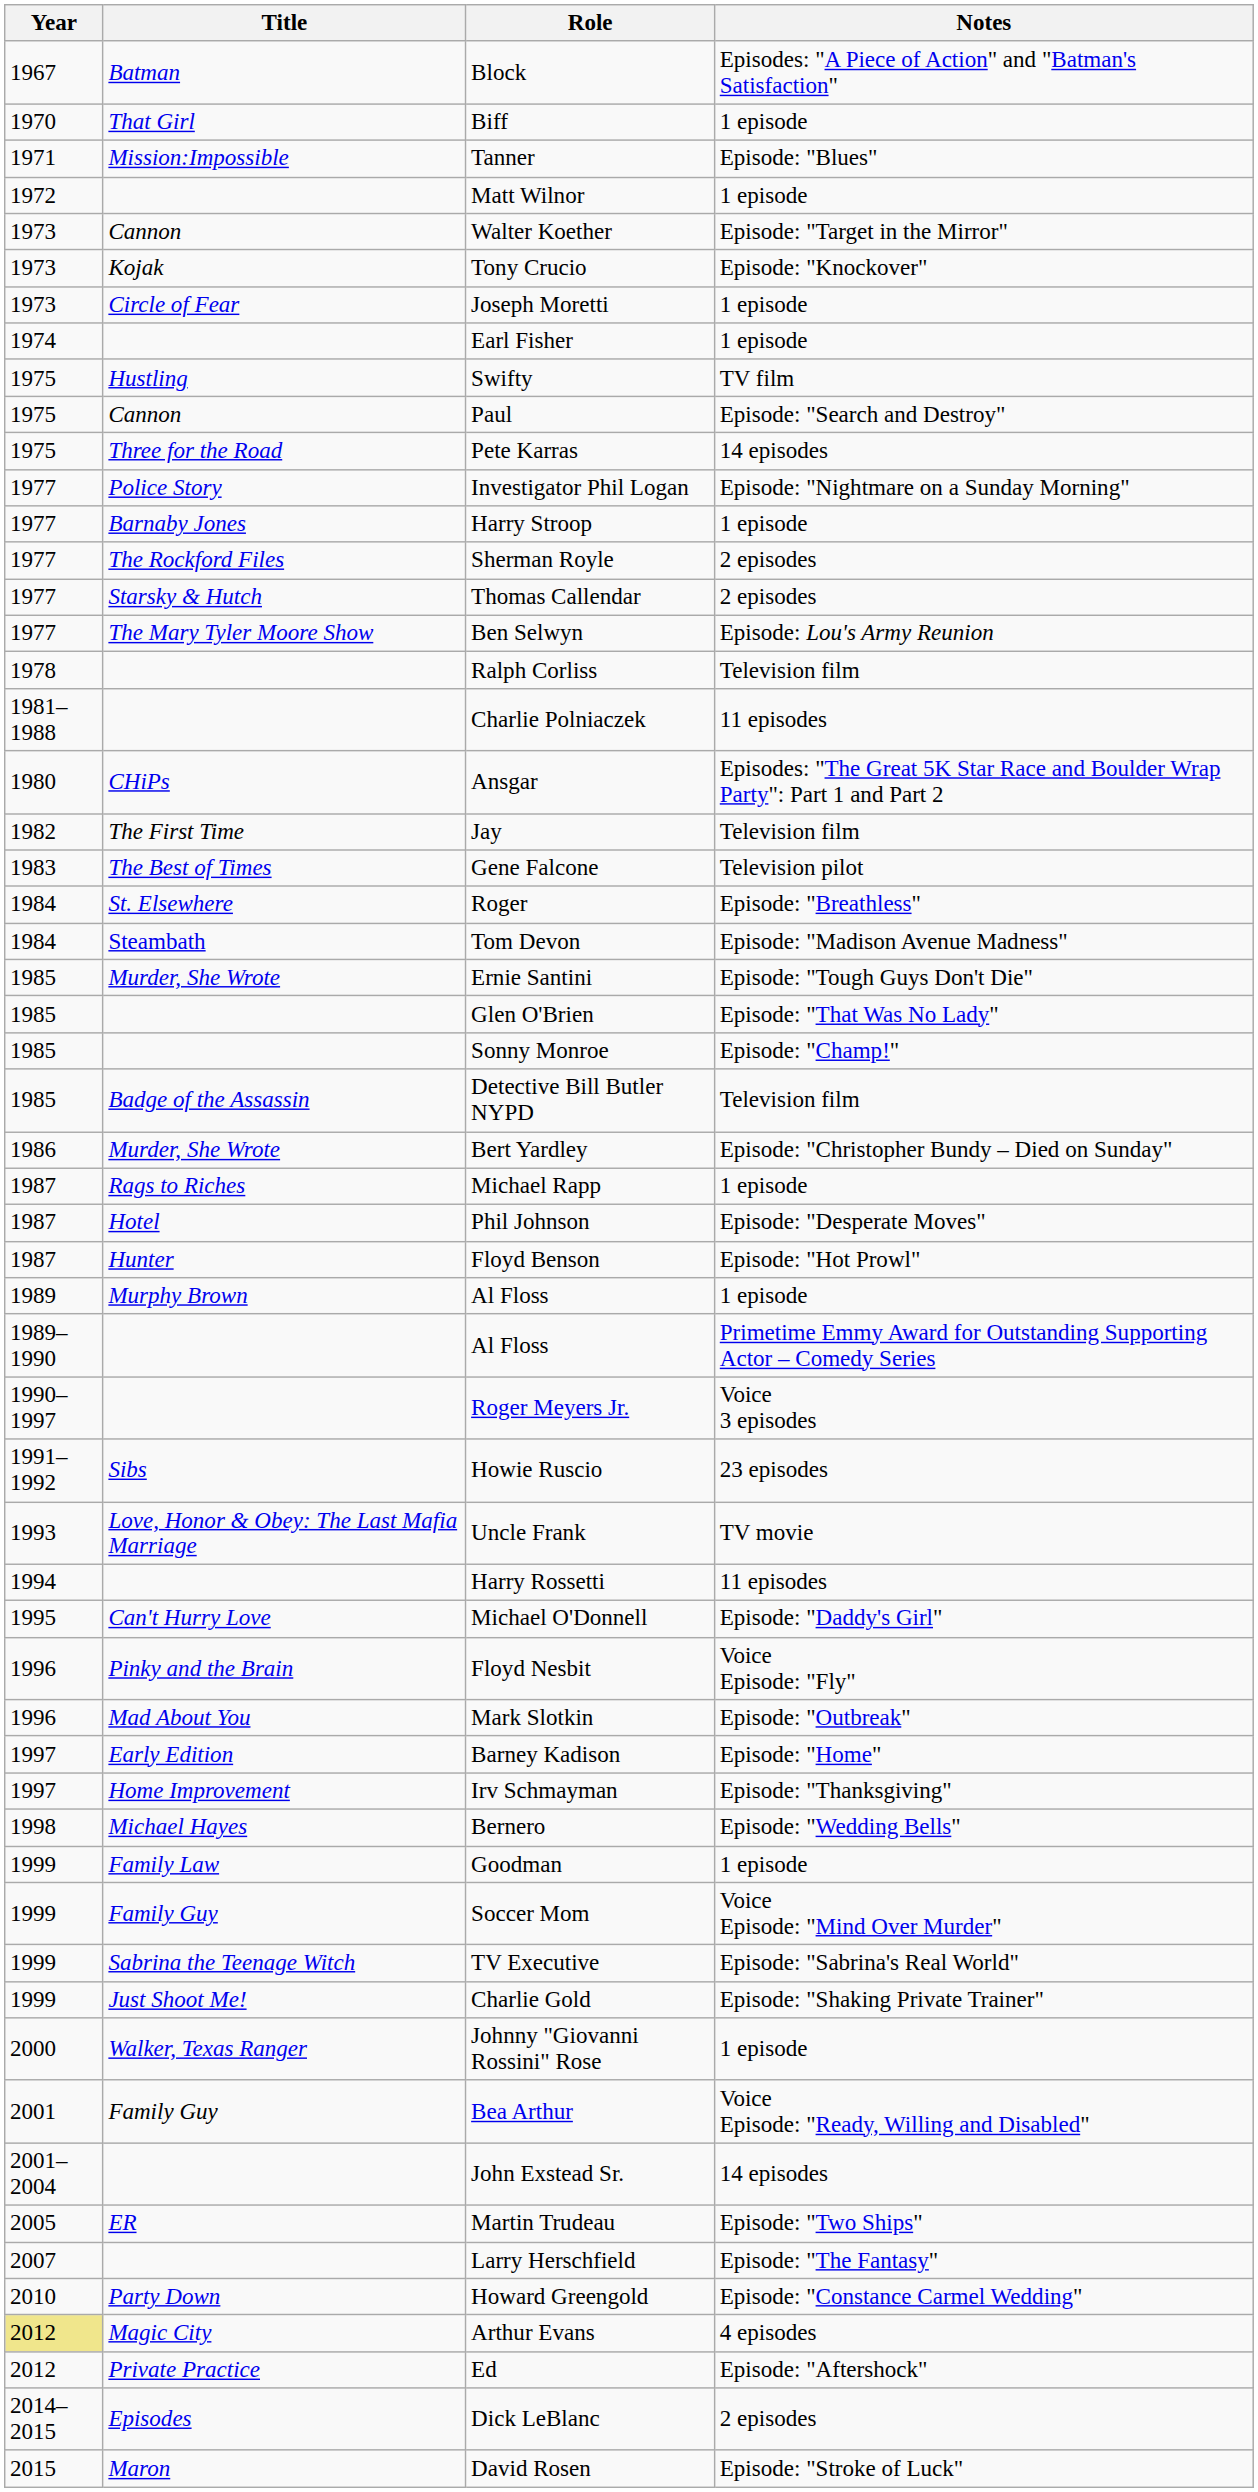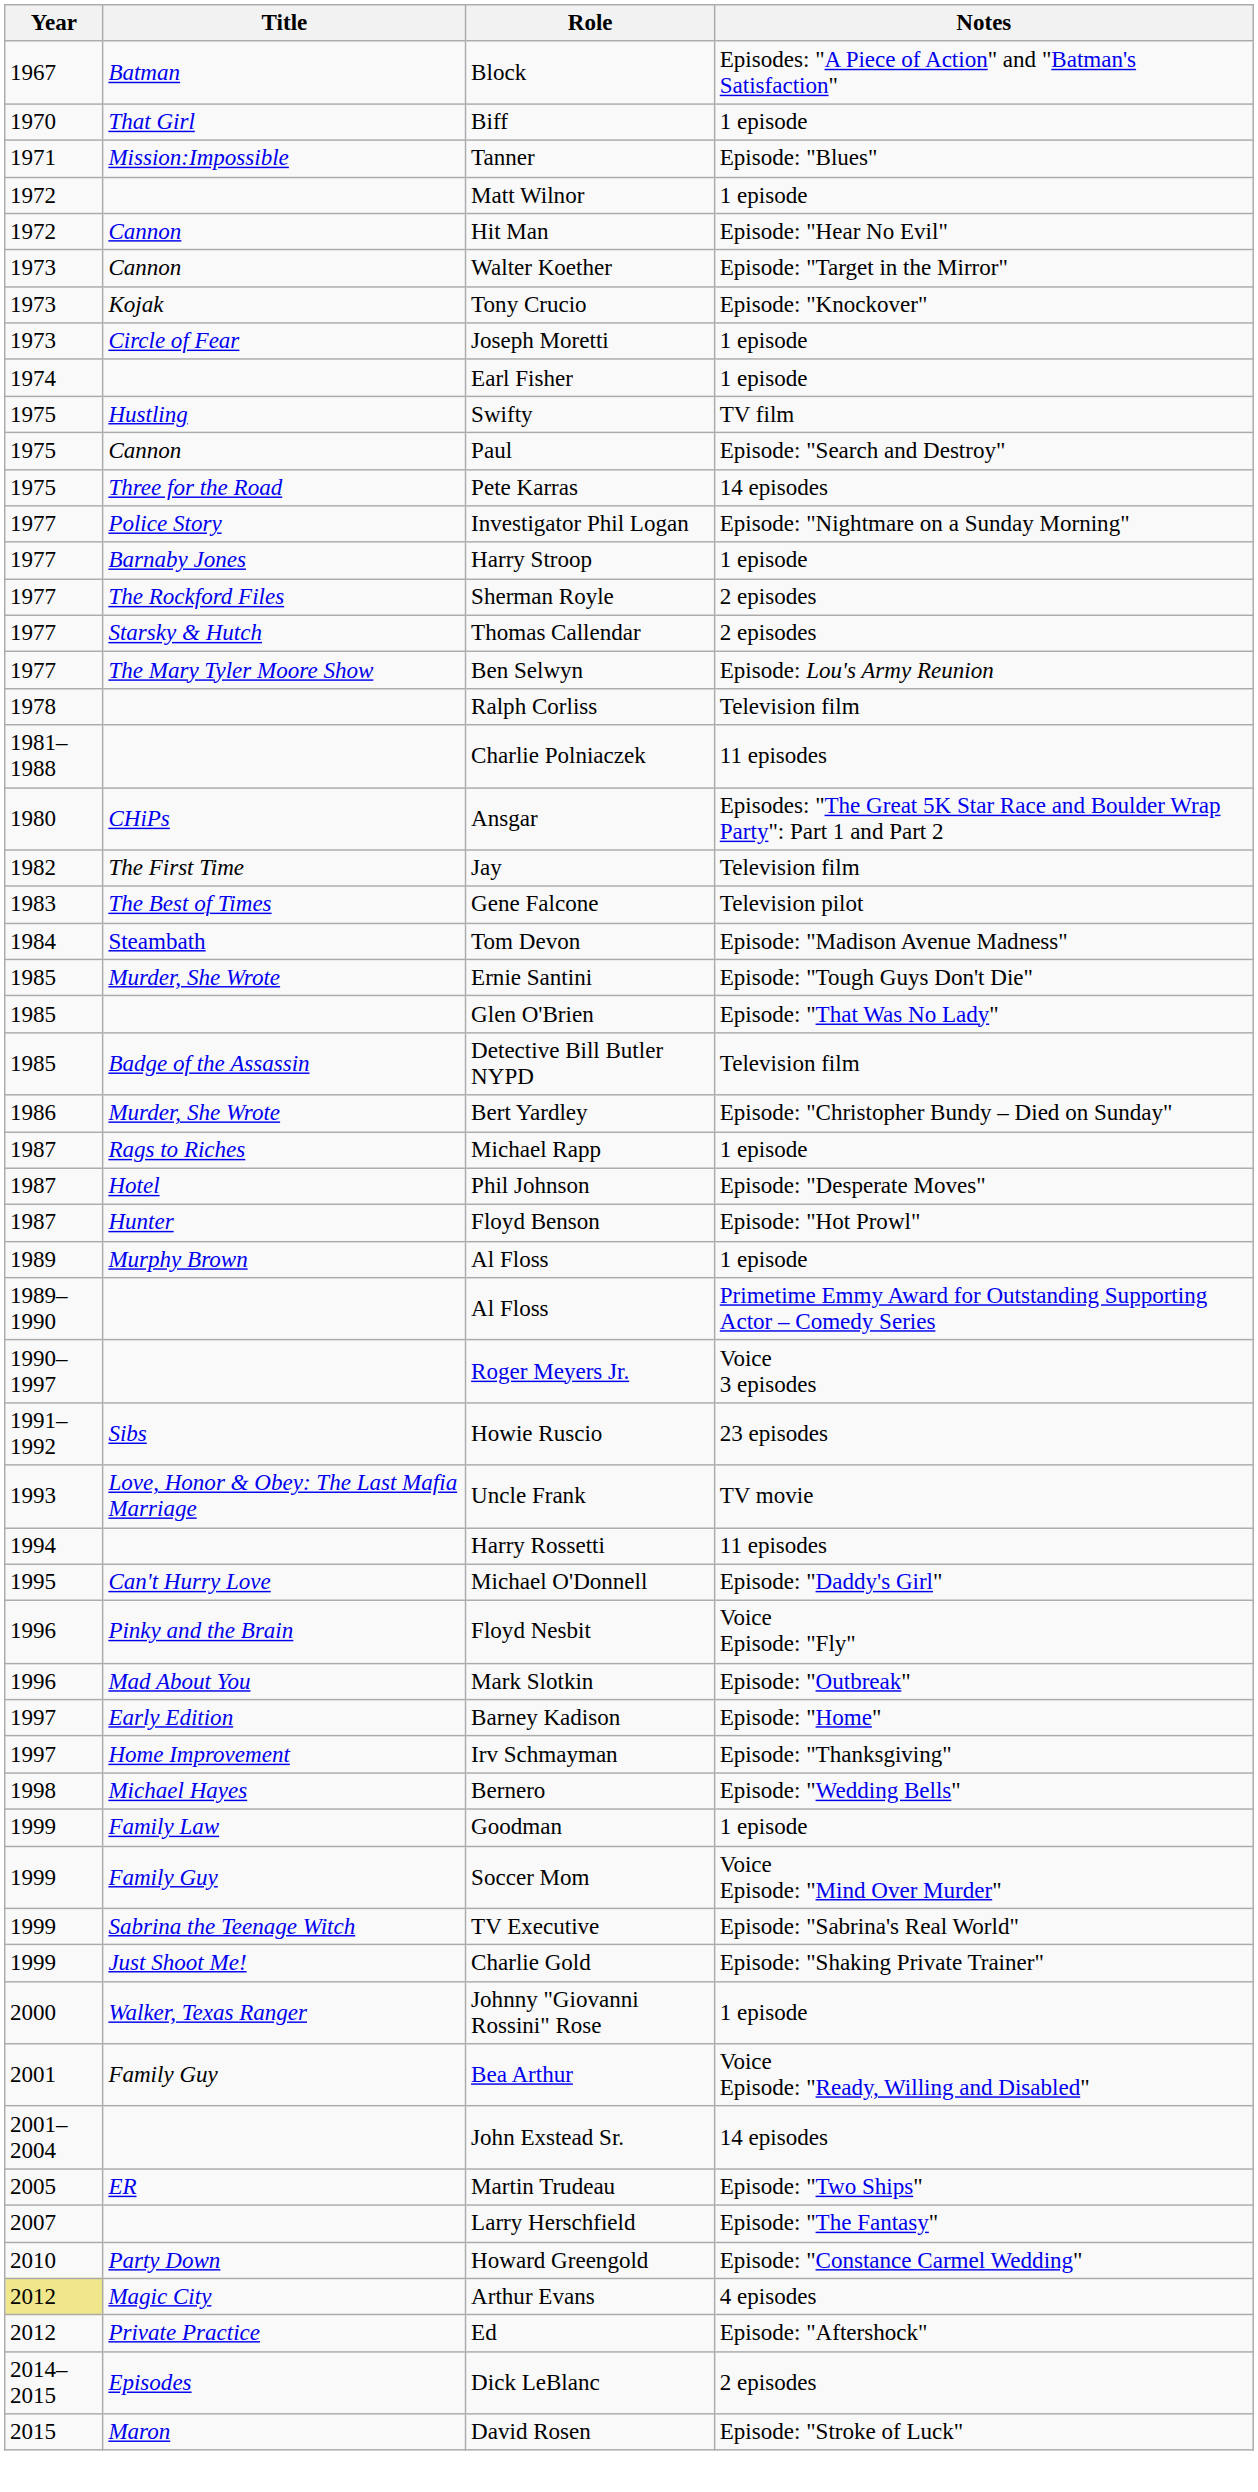+ row: (145, 231)
- row: (171, 904)
- row: (284, 1051)
